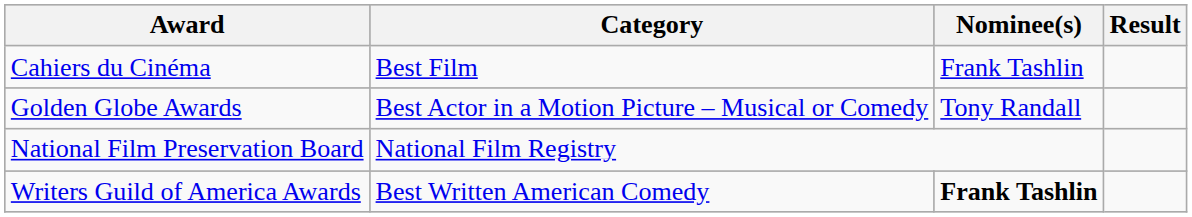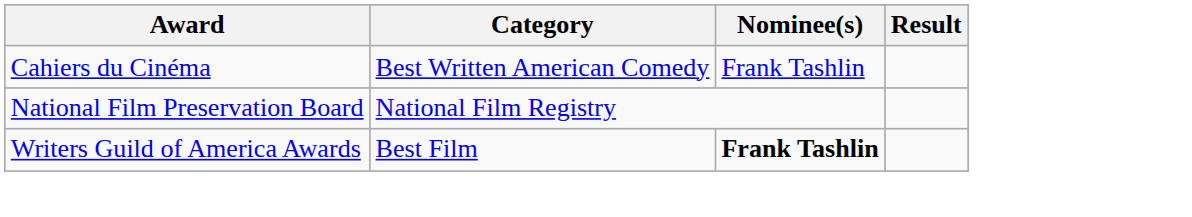(427, 66) Best Film -> (542, 66) Best Written American Comedy
- row: (126, 107)
(542, 190) Best Written American Comedy -> (427, 149) Best Film
